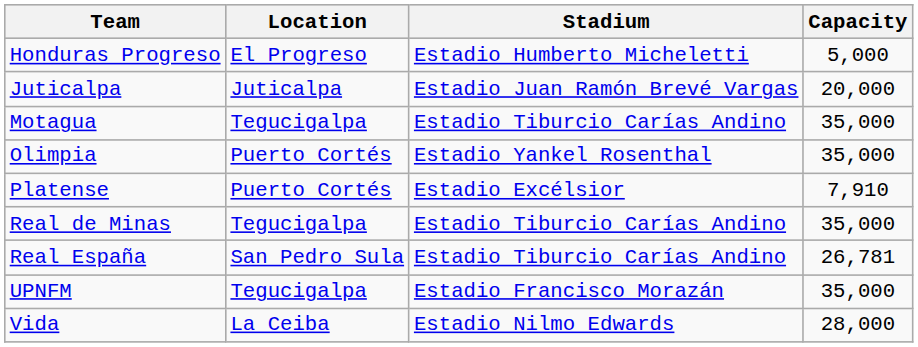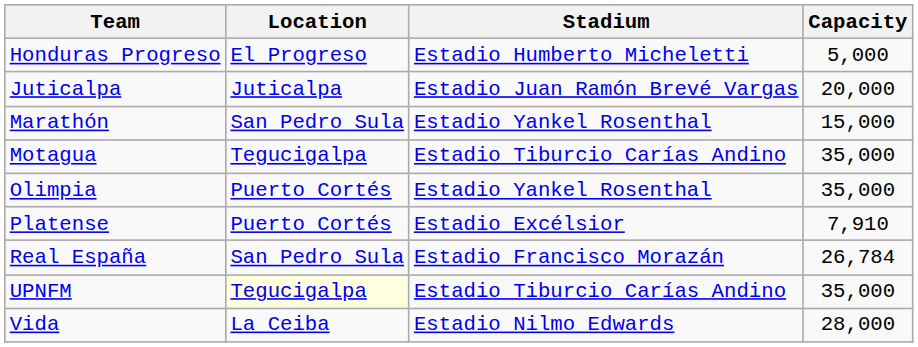+ row: (59, 123)
- row: (90, 224)
(600, 257) Estadio Tiburcio Carías Andino -> (569, 257) Estadio Francisco Morazán
(858, 257) 26,781 -> (858, 257) 26,784
(299, 291) no background -> (299, 291) lightyellow background
(569, 291) Estadio Francisco Morazán -> (600, 291) Estadio Tiburcio Carías Andino
